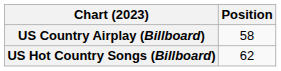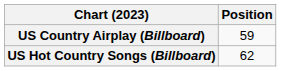(247, 35) 58 -> (247, 35) 59
